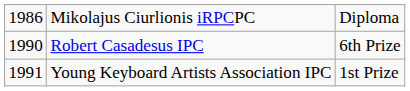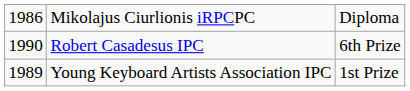(26, 72) 1991 -> (26, 72) 1989
